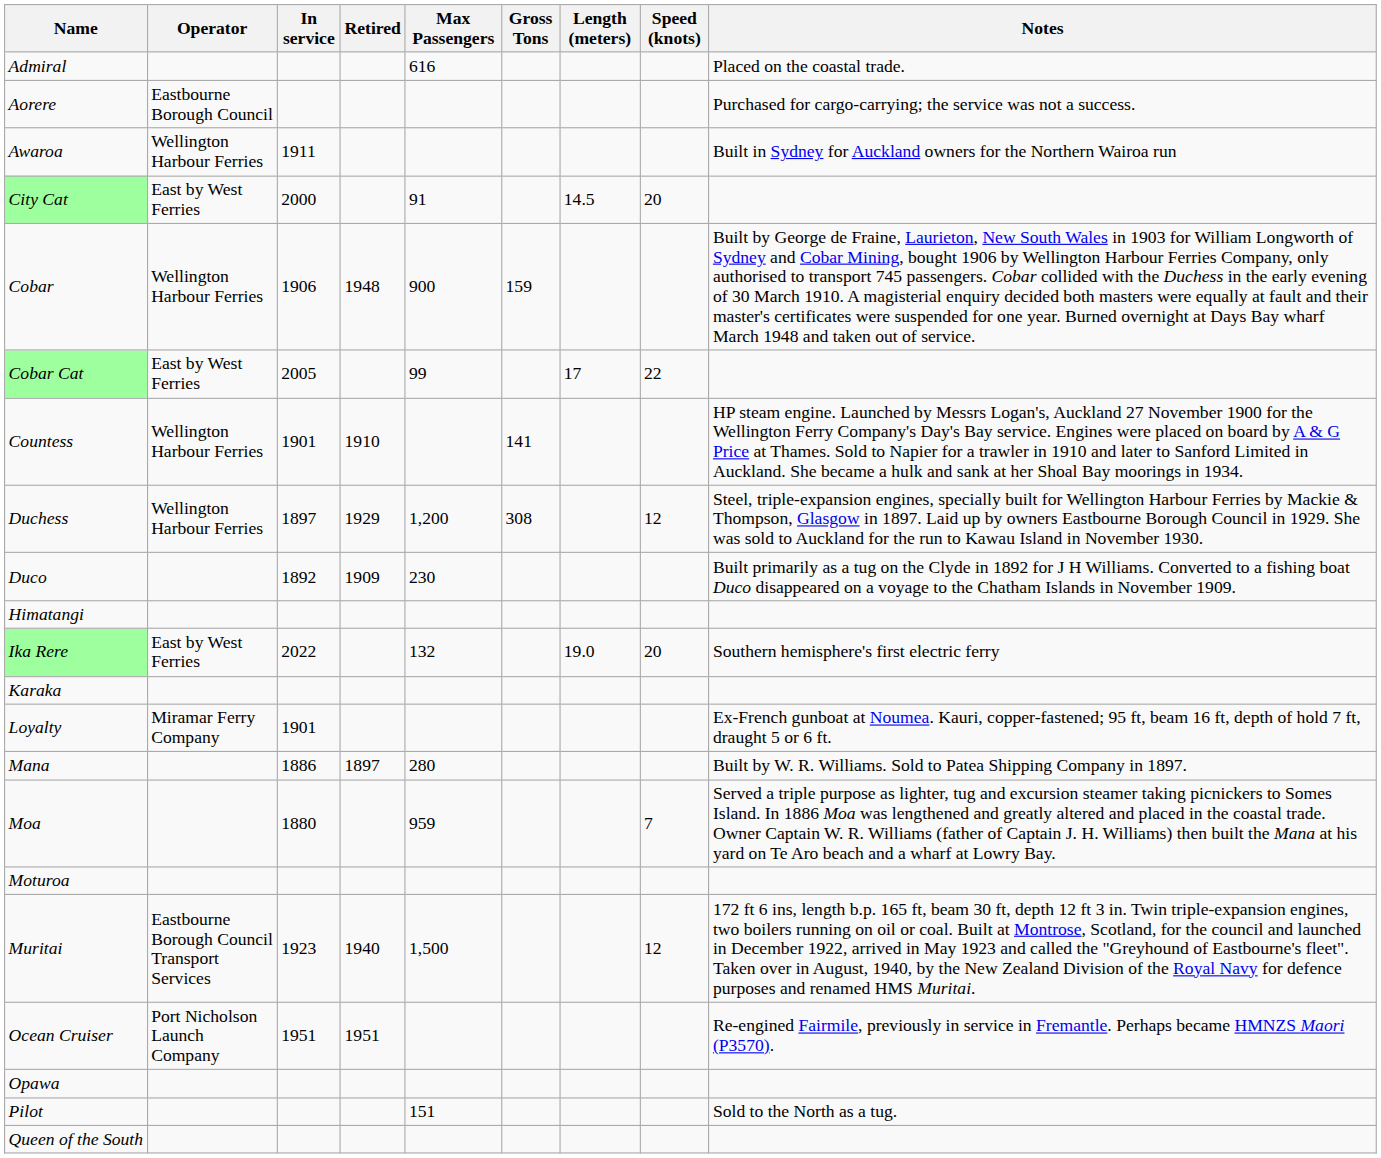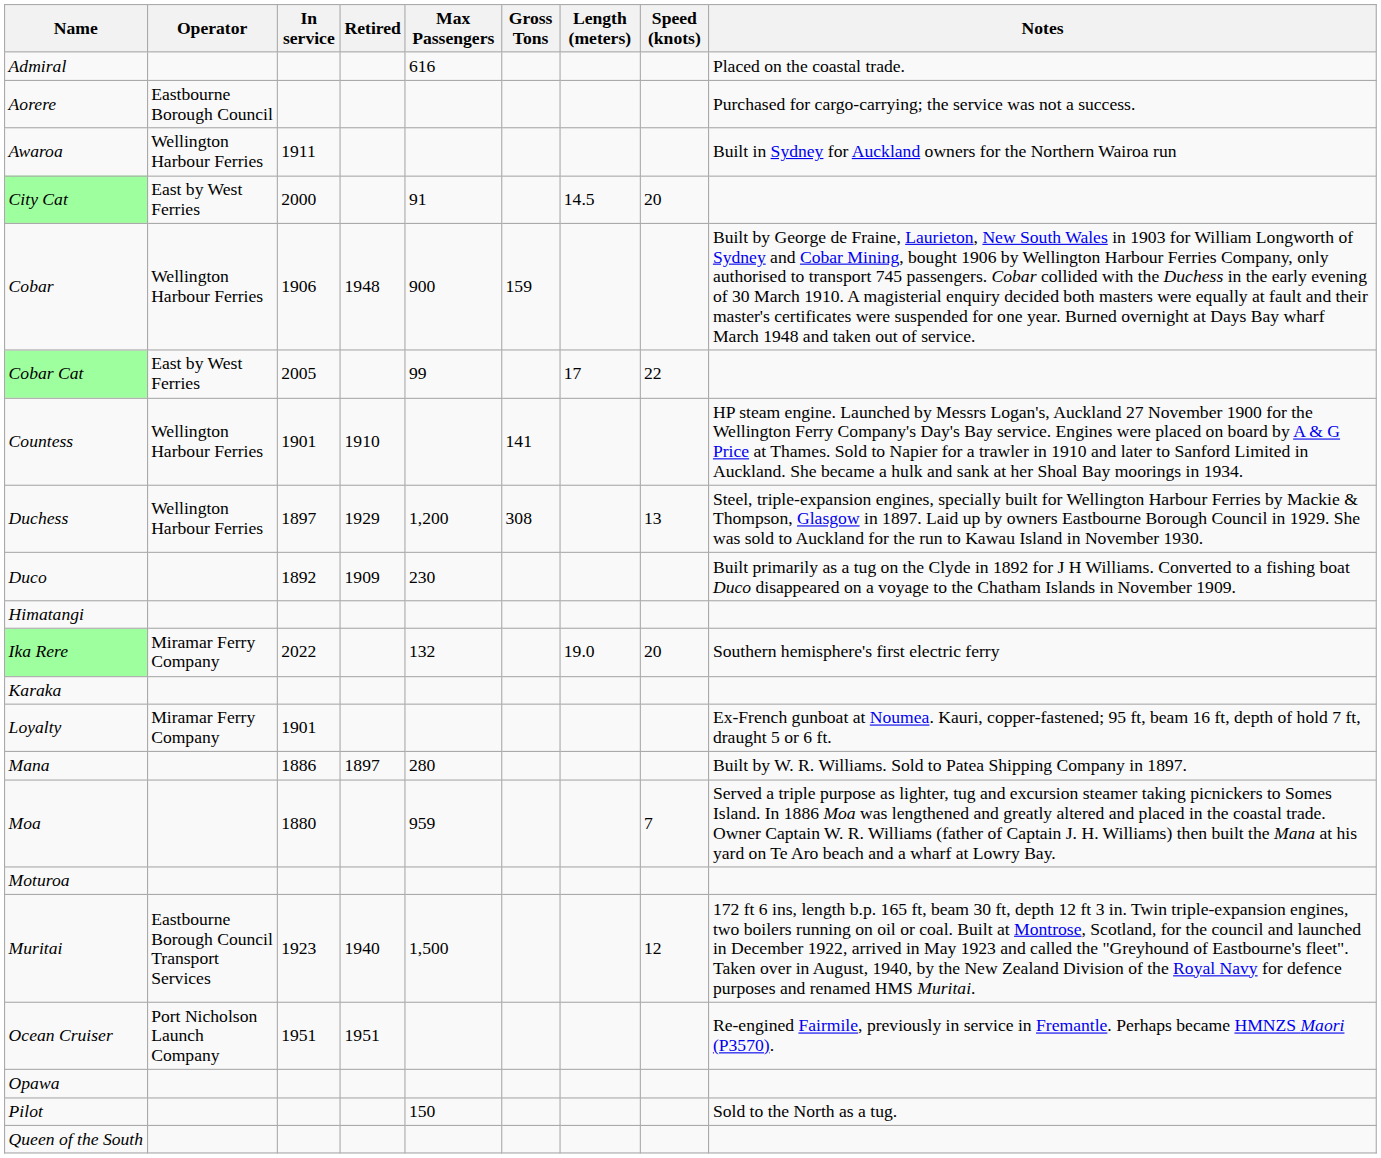(653, 518) 12 -> (653, 518) 13
(197, 652) East by West Ferries -> (203, 652) Miramar Ferry Company
(422, 1111) 151 -> (422, 1111) 150
